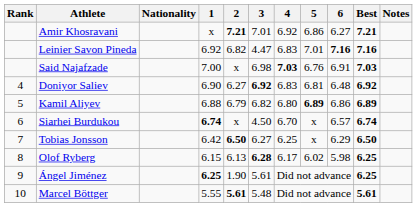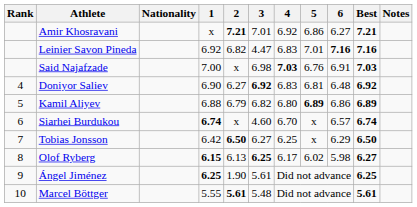(261, 121) 4.50 -> (261, 121) 4.60
(211, 157) normal -> (211, 157) bold
(261, 157) 6.28 -> (261, 157) 6.25
(367, 157) 6.25 -> (367, 157) 6.27
